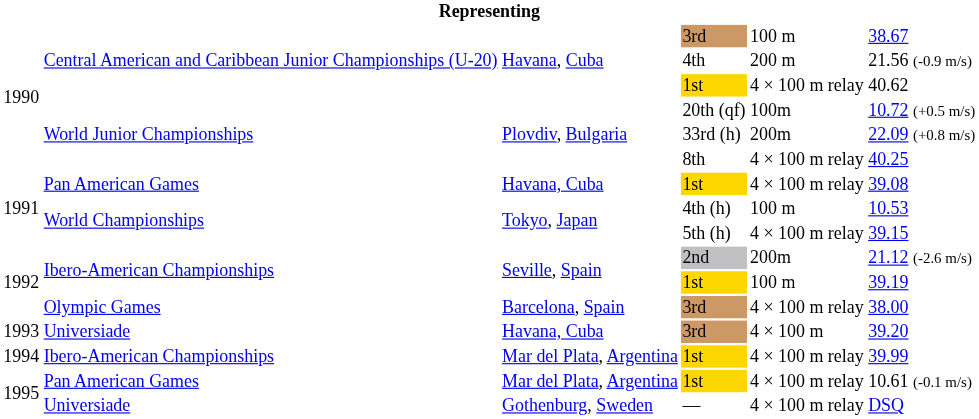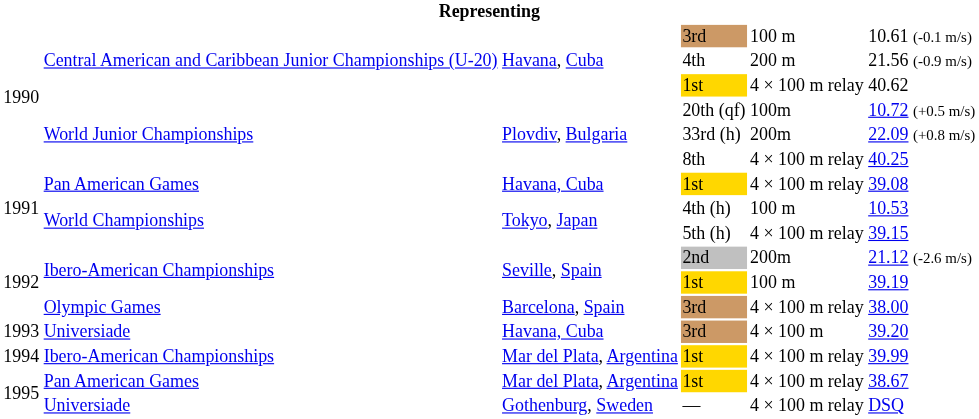(888, 36) 38.67 -> (920, 36) 10.61 (-0.1 m/s)
(920, 380) 10.61 (-0.1 m/s) -> (888, 380) 38.67
